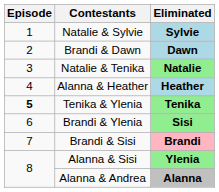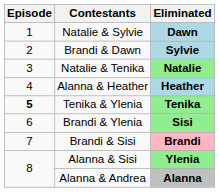(183, 31) Sylvie -> (183, 31) Dawn
(183, 50) Dawn -> (183, 50) Sylvie
